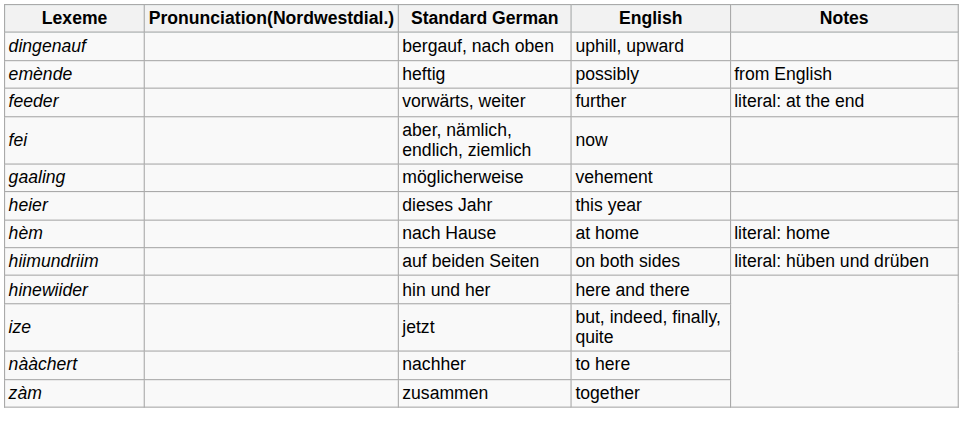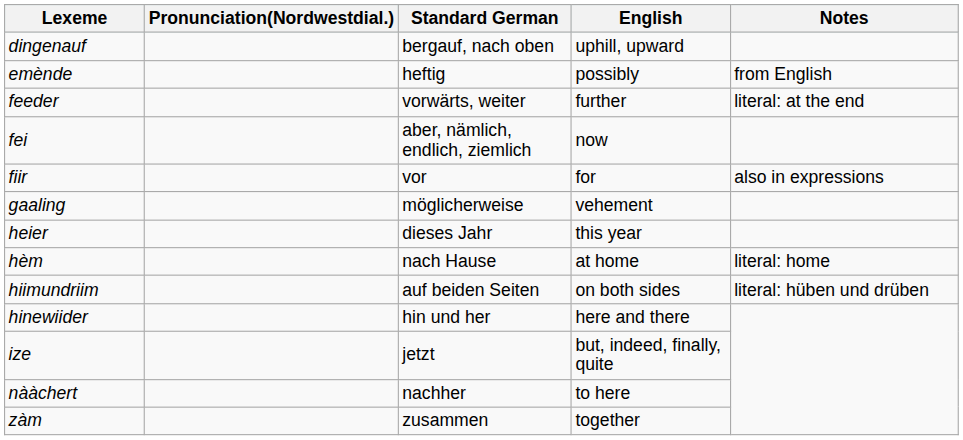+ row: (18, 177)
